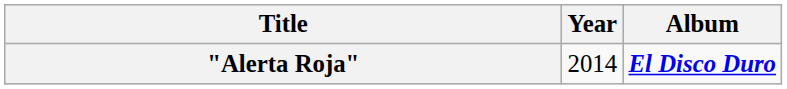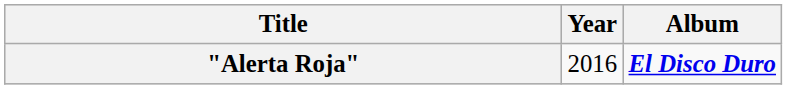(592, 63) 2014 -> (592, 63) 2016
